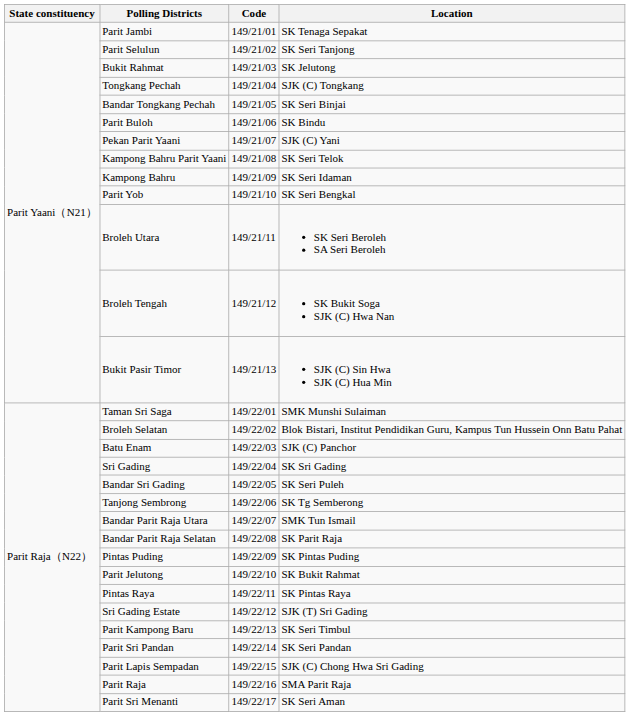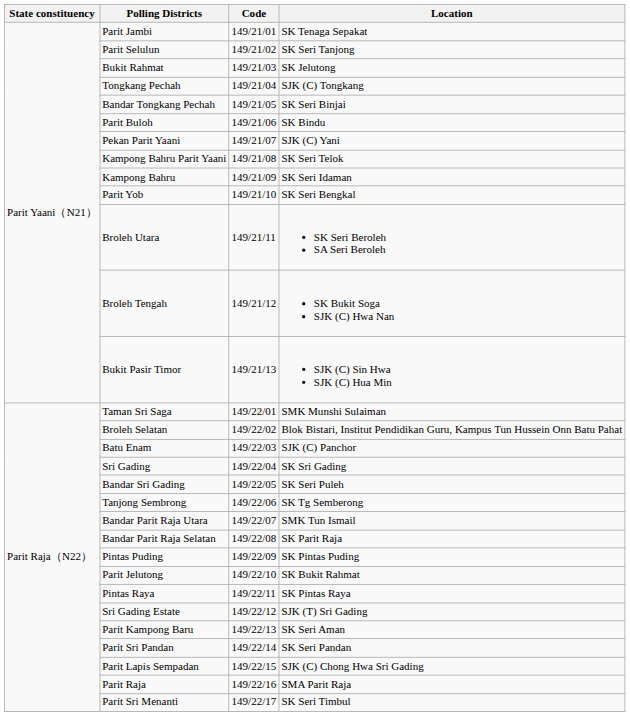(316, 629) SK Seri Timbul -> (313, 629) SK Seri Aman
(313, 702) SK Seri Aman -> (316, 702) SK Seri Timbul
